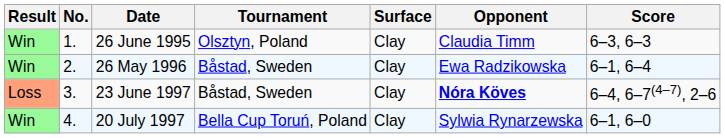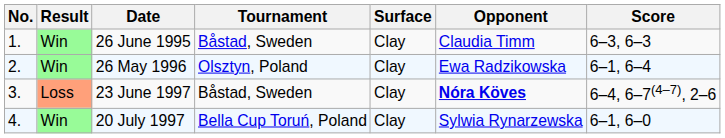columns swapped: (32, 16) <-> (76, 16)
(253, 41) Olsztyn, Poland -> (255, 41) Båstad, Sweden
(255, 66) Båstad, Sweden -> (253, 66) Olsztyn, Poland
